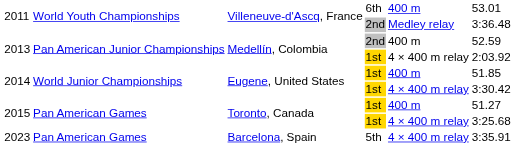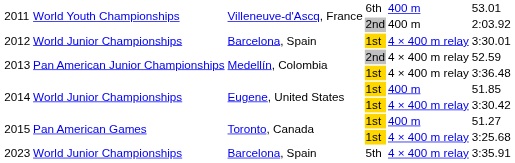(421, 24) Medley relay -> (404, 24) 400 m
(491, 24) 3:36.48 -> (491, 24) 2:03.92
+ row: (17, 41)
(404, 41) 400 m -> (428, 57) 4 × 400 m relay
(491, 57) 2:03.92 -> (491, 73) 3:36.48
(90, 137) Pan American Games -> (108, 153) World Junior Championships
